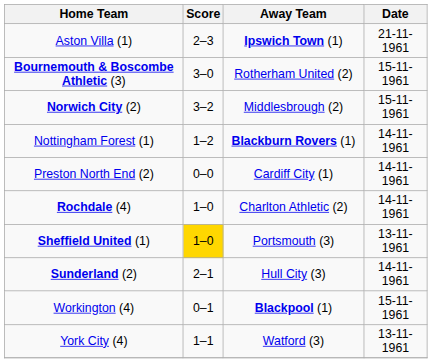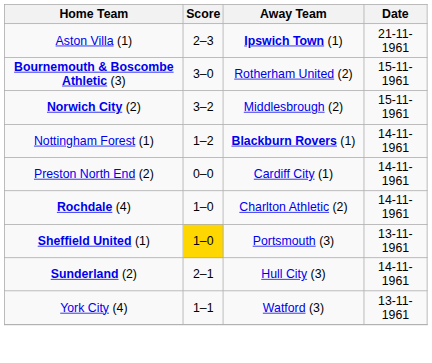- row: (94, 307)
